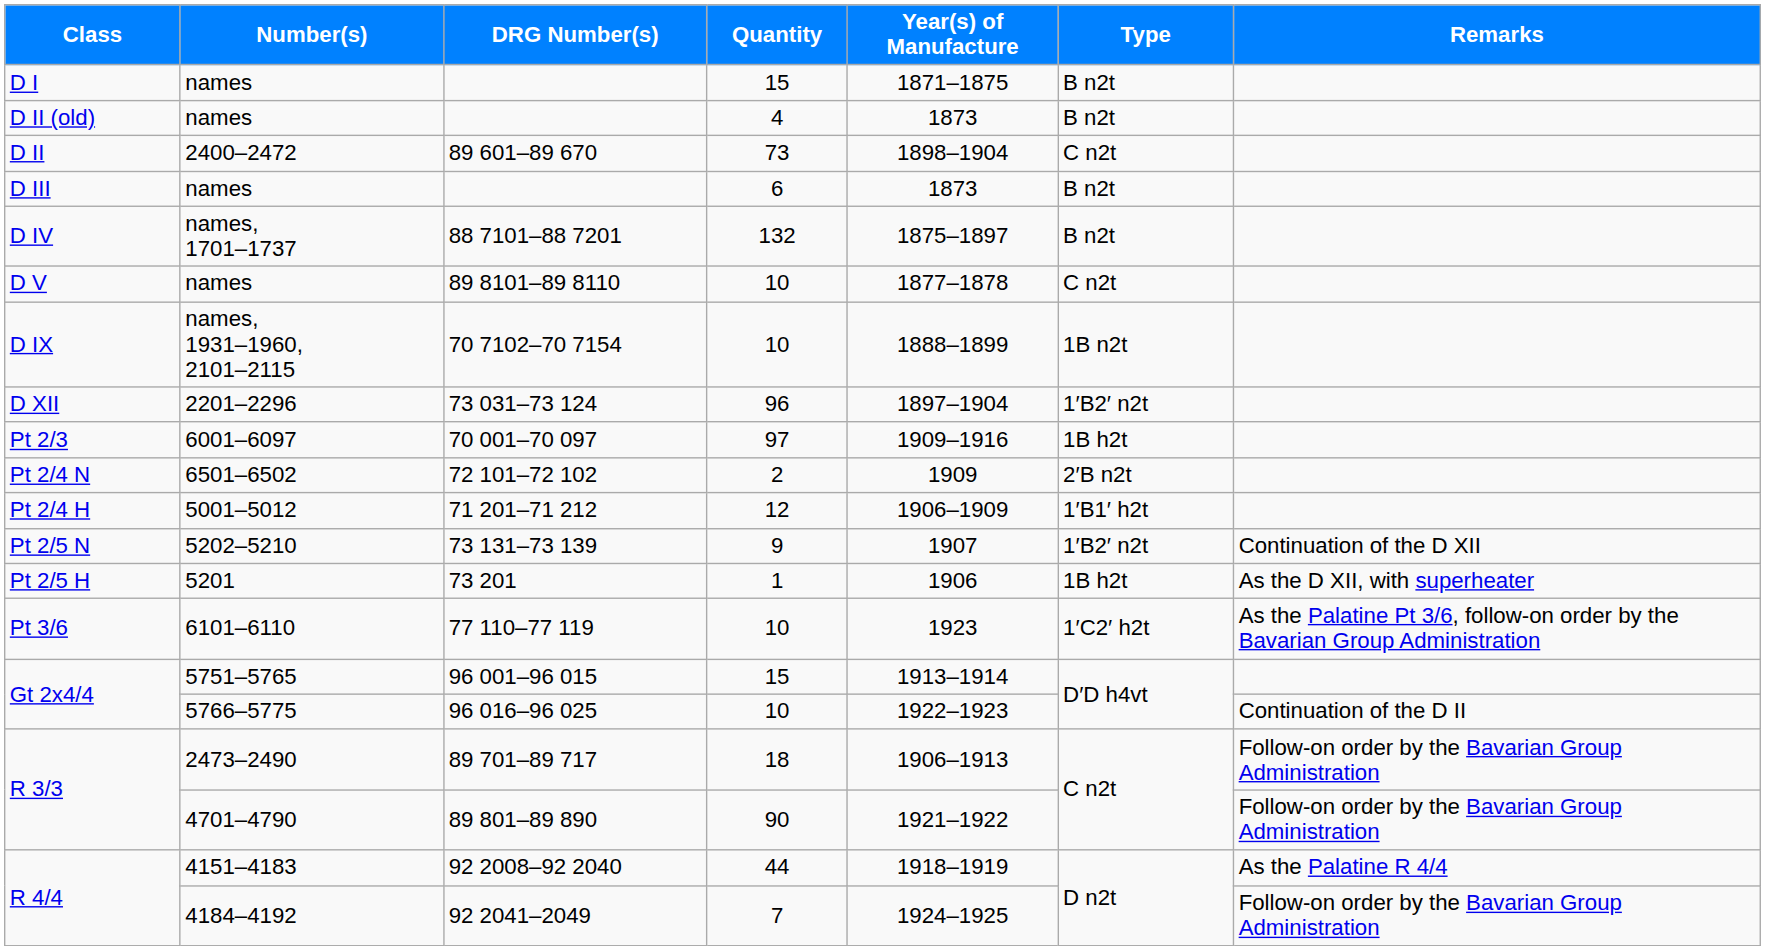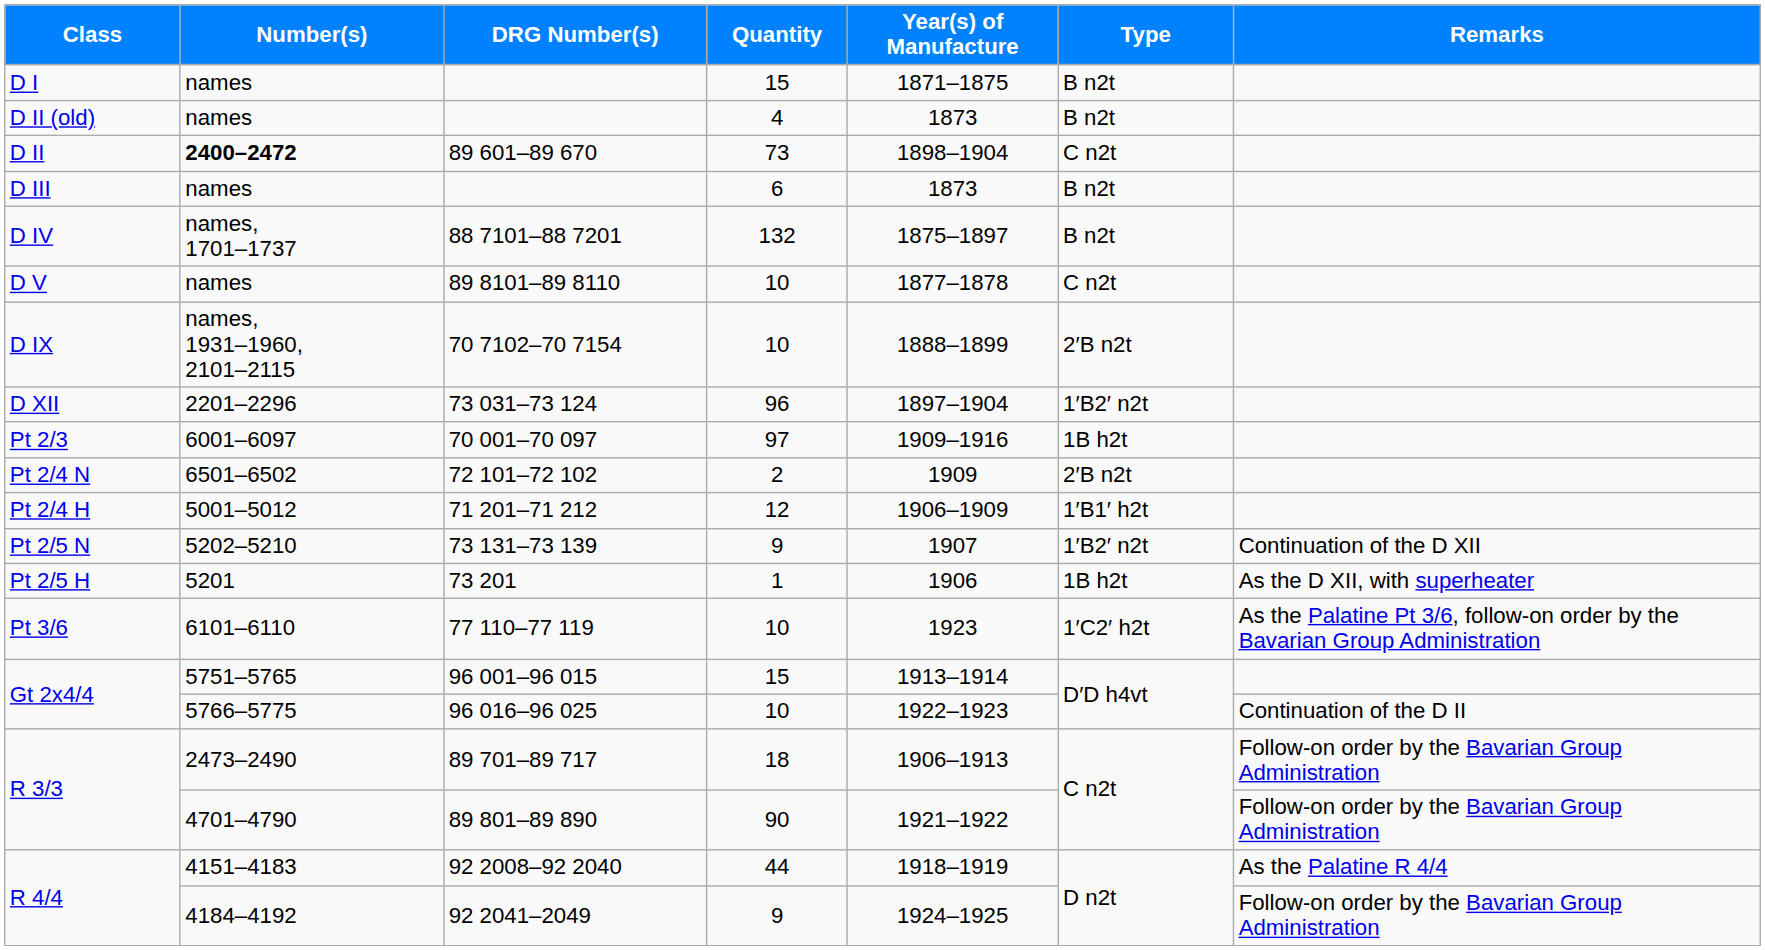(241, 152) normal -> (241, 152) bold
(1095, 344) 1B n2t -> (1097, 344) 2′B n2t
(777, 915) 7 -> (777, 915) 9
